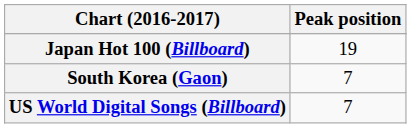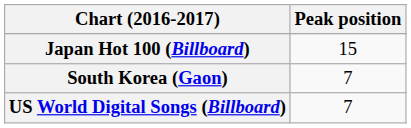(348, 48) 19 -> (348, 48) 15
